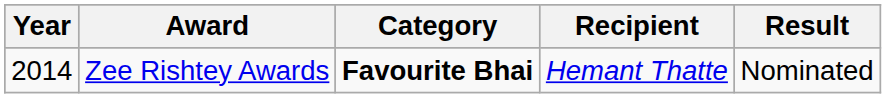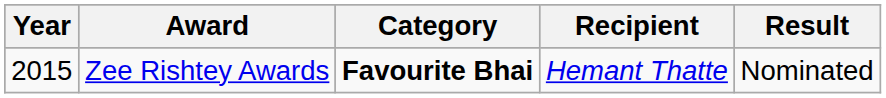(42, 69) 2014 -> (42, 69) 2015
